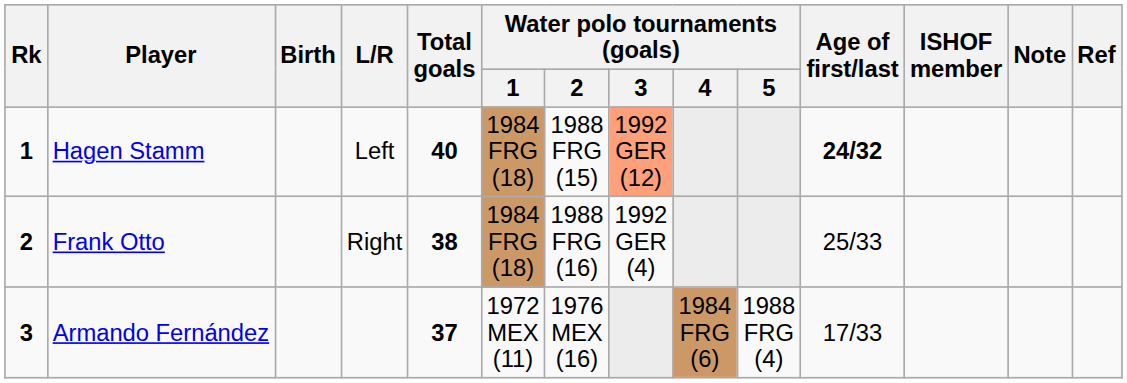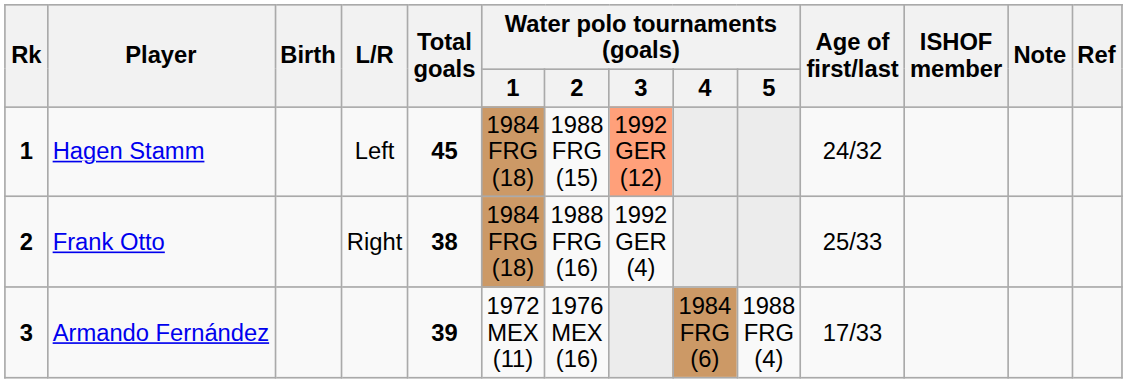(444, 152) 40 -> (444, 152) 45
(853, 152) bold -> (853, 152) normal
(444, 333) 37 -> (444, 333) 39
